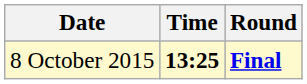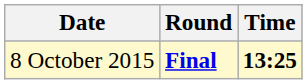columns swapped: (192, 22) <-> (263, 22)
